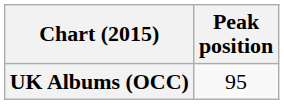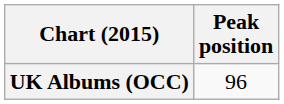(236, 81) 95 -> (236, 81) 96
